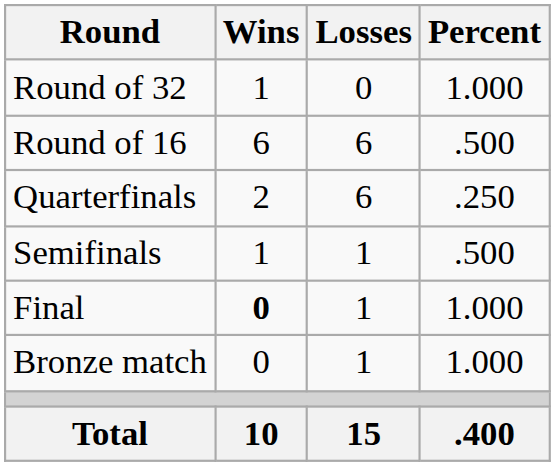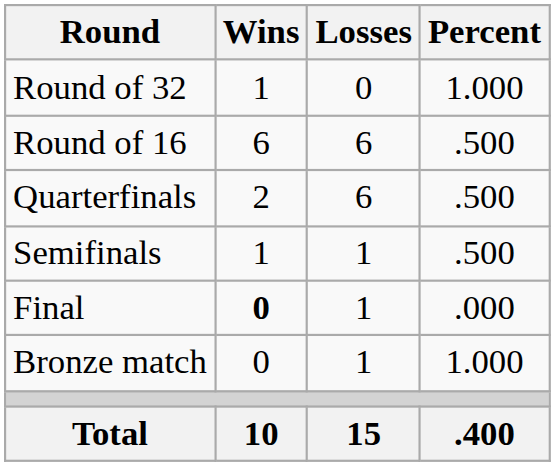(484, 197) .250 -> (484, 197) .500
(484, 307) 1.000 -> (484, 307) .000
